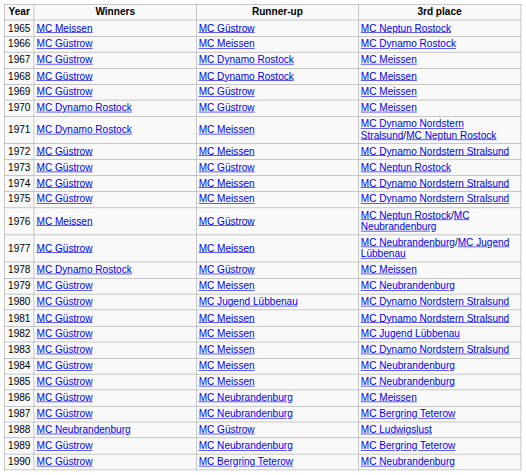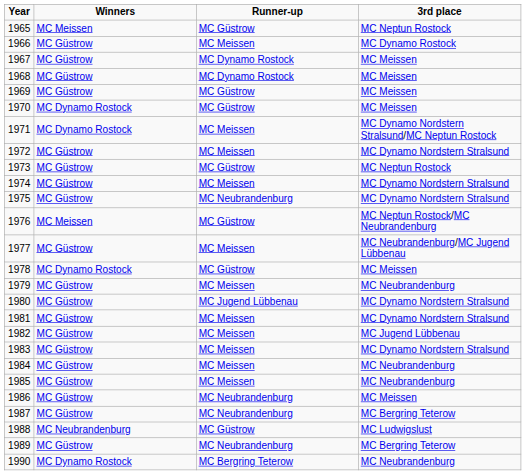(227, 199) MC Meissen -> (246, 199) MC Neubrandenburg
(64, 462) MC Güstrow -> (84, 462) MC Dynamo Rostock
